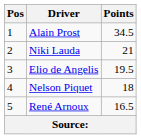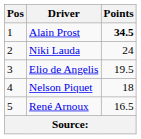(124, 32) normal -> (124, 32) bold
(128, 51) 21 -> (128, 51) 24
